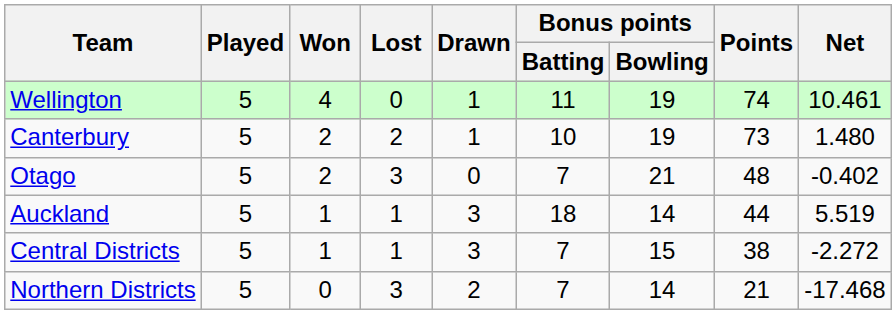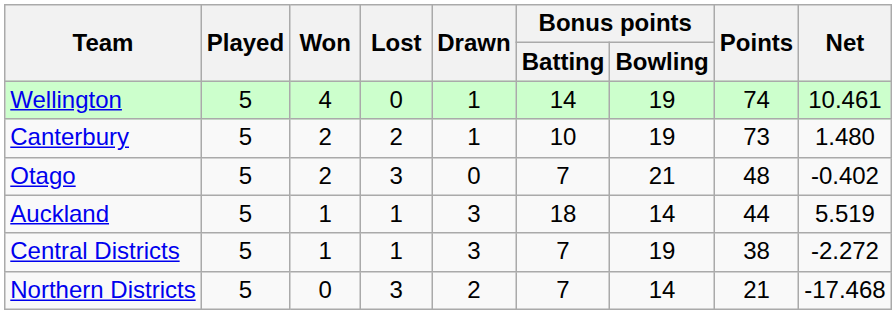(563, 99) 11 -> (563, 99) 14
(662, 251) 15 -> (662, 251) 19
